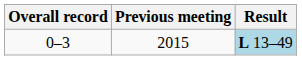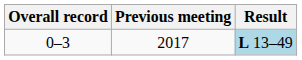(173, 42) 2015 -> (173, 42) 2017
